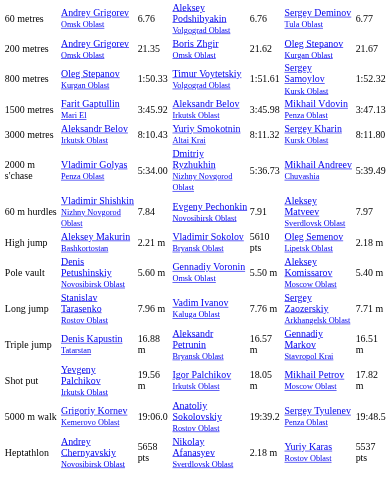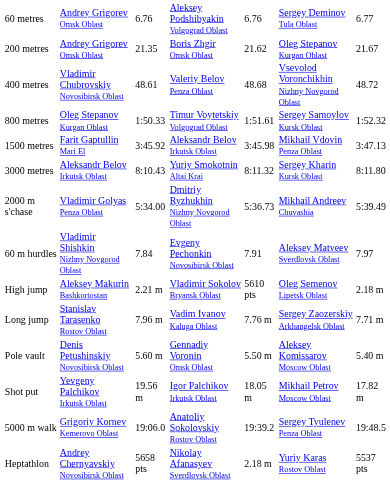+ row: (27, 85)
rows swapped: (25, 272) <-> (27, 308)
- row: (28, 344)
